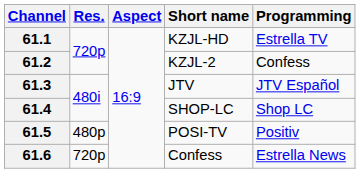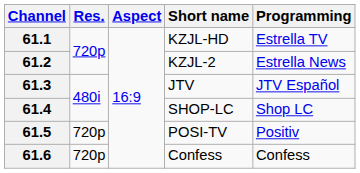(283, 62) Confess -> (301, 62) Estrella News
(89, 132) 480p -> (89, 132) 720p
(301, 156) Estrella News -> (283, 156) Confess
